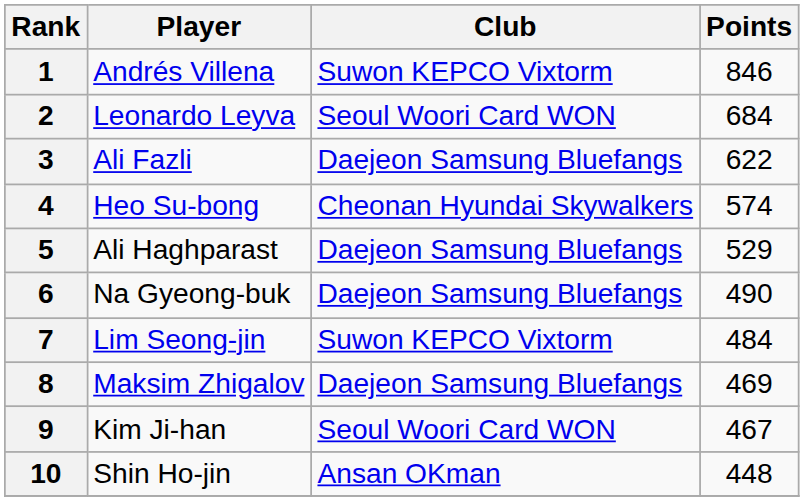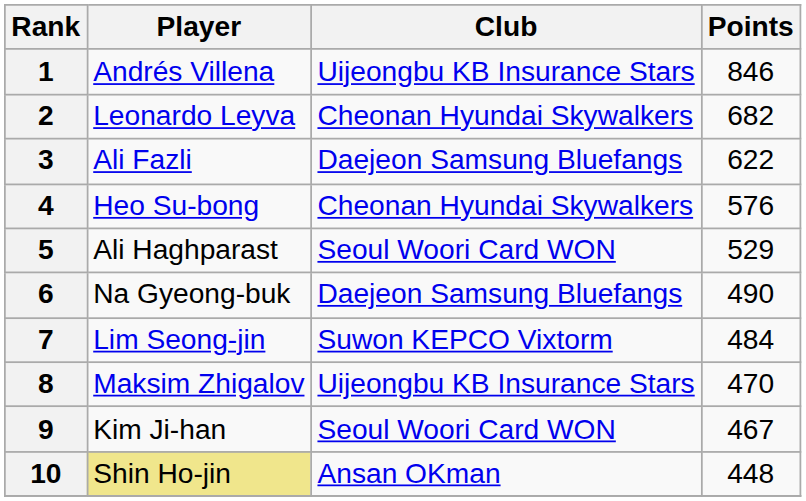(465, 71) Suwon KEPCO Vixtorm -> (506, 71) Uijeongbu KB Insurance Stars
(467, 116) Seoul Woori Card WON -> (505, 116) Cheonan Hyundai Skywalkers
(749, 116) 684 -> (751, 116) 682
(749, 205) 574 -> (751, 205) 576
(500, 250) Daejeon Samsung Bluefangs -> (467, 250) Seoul Woori Card WON
(500, 384) Daejeon Samsung Bluefangs -> (506, 384) Uijeongbu KB Insurance Stars
(749, 384) 469 -> (751, 384) 470
(162, 473) no background -> (162, 473) khaki background
